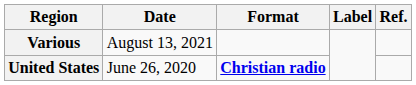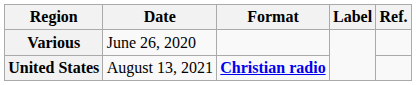(160, 42) August 13, 2021 -> (151, 42) June 26, 2020
(151, 67) June 26, 2020 -> (160, 67) August 13, 2021
